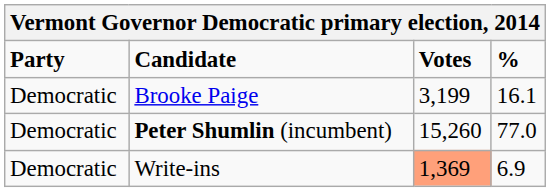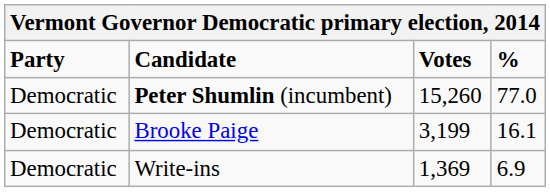rows swapped: (263, 131) <-> (196, 95)
(445, 167) lightsalmon background -> (445, 167) no background
